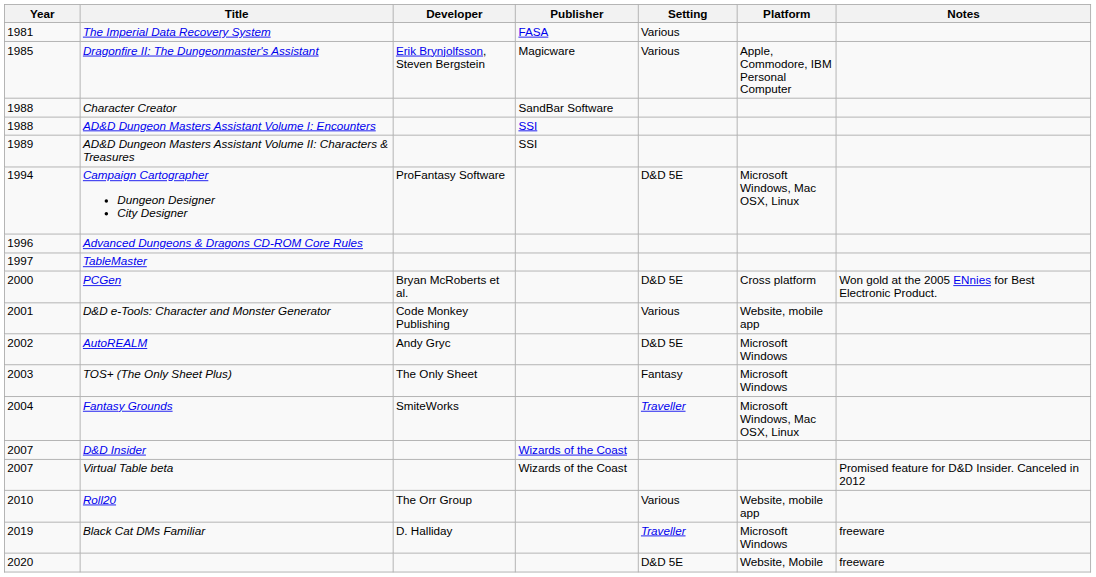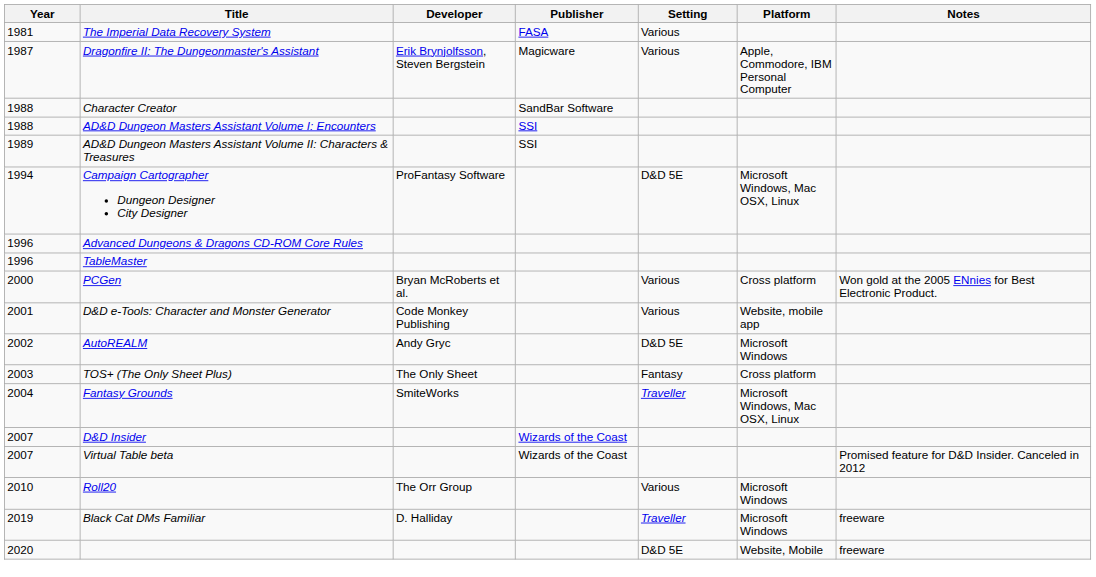(20, 50) 1985 -> (20, 50) 1987
(20, 262) 1997 -> (20, 262) 1996
(662, 280) D&D 5E -> (660, 280) Various
(764, 380) Microsoft Windows -> (778, 374) Cross platform
(782, 506) Website, mobile app -> (764, 493) Microsoft Windows
